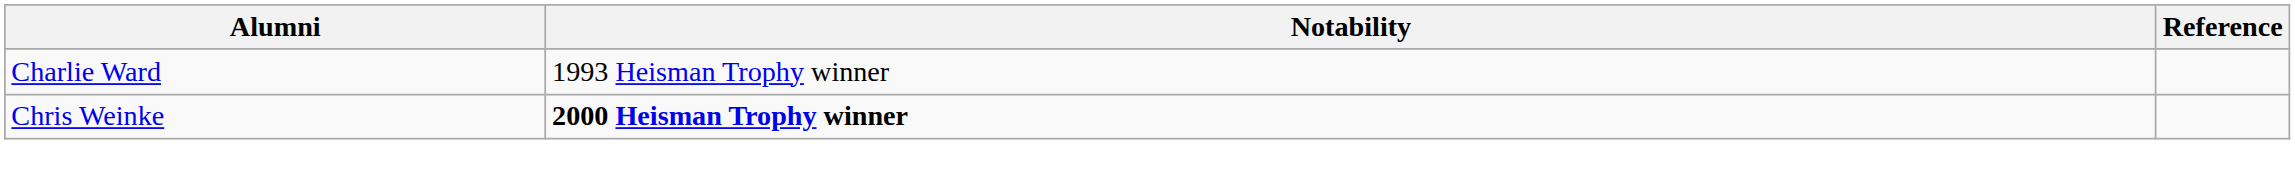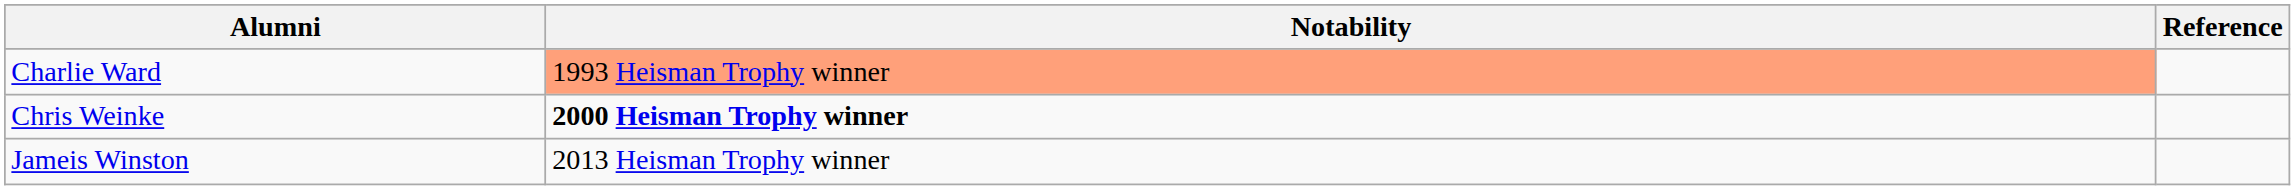(721, 71) no background -> (721, 71) lightsalmon background
+ row: (100, 160)
